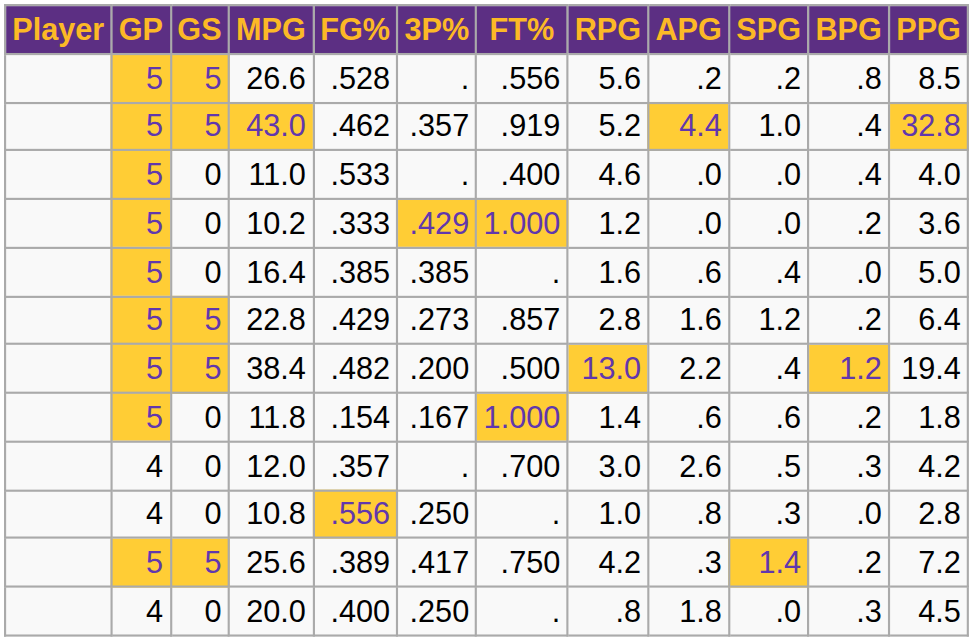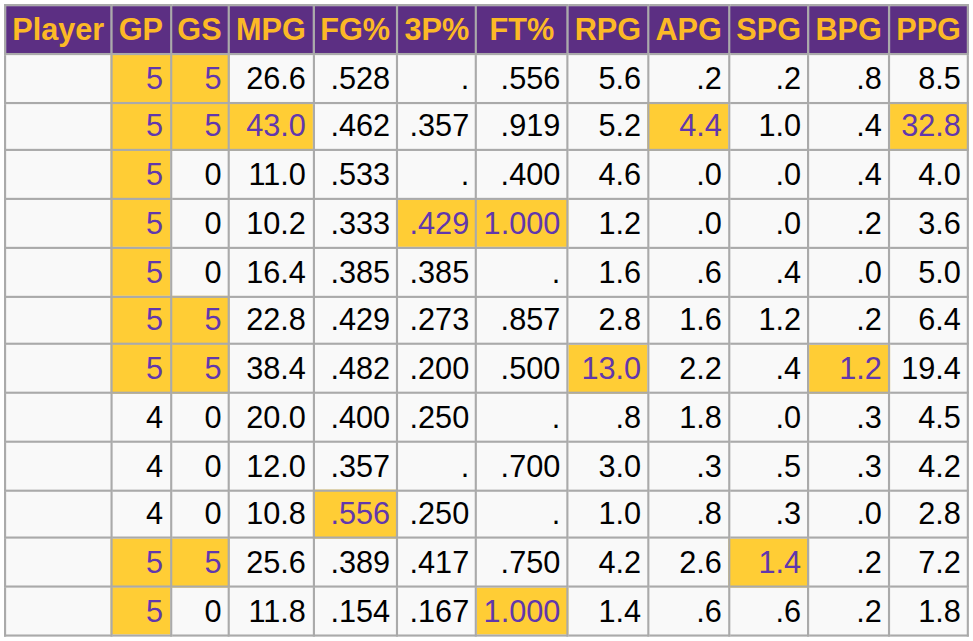rows swapped: (277, 417) <-> (276, 611)
(701, 466) 2.6 -> (709, 466) .3
(709, 563) .3 -> (701, 563) 2.6
